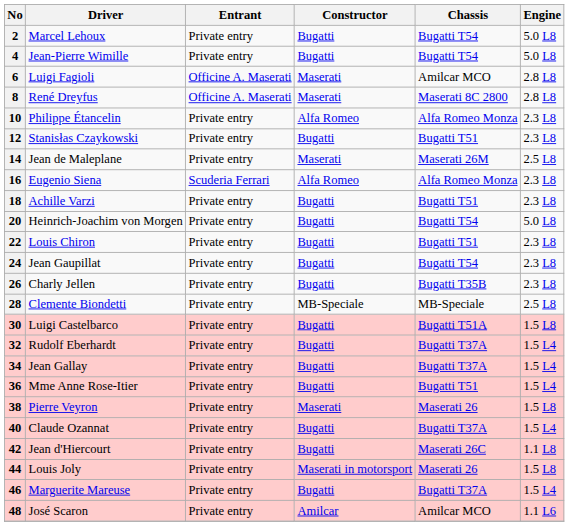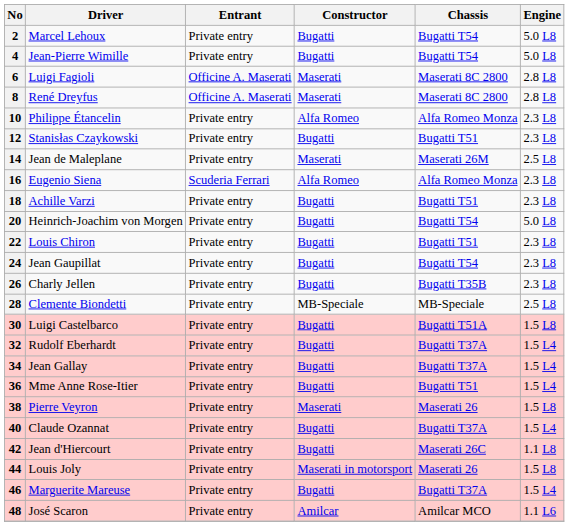(454, 77) Amilcar MCO -> (463, 77) Maserati 8C 2800
